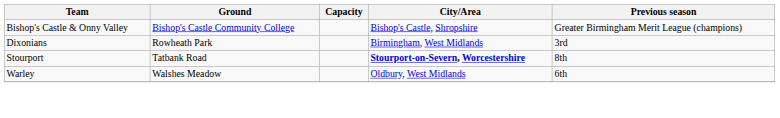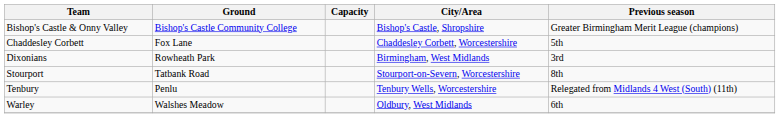+ row: (45, 43)
(448, 58) bold -> (448, 74) normal
+ row: (23, 89)
